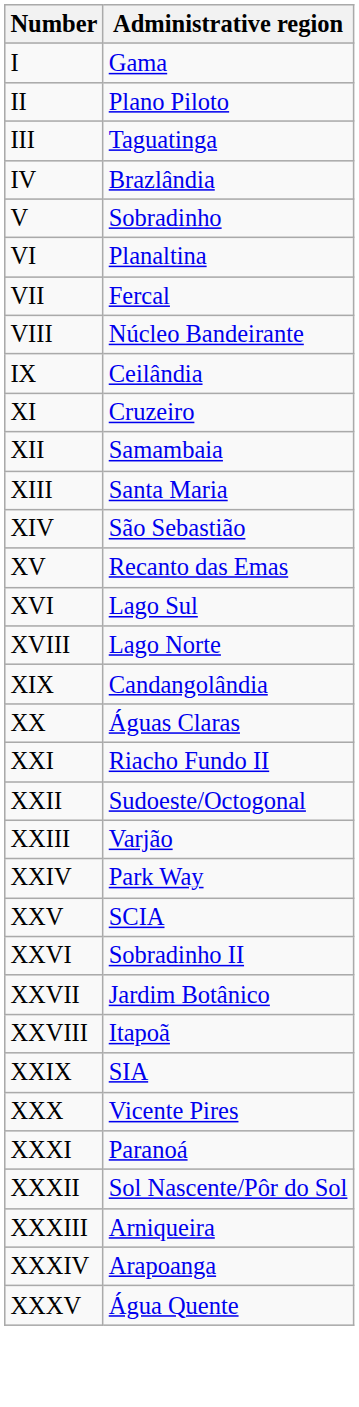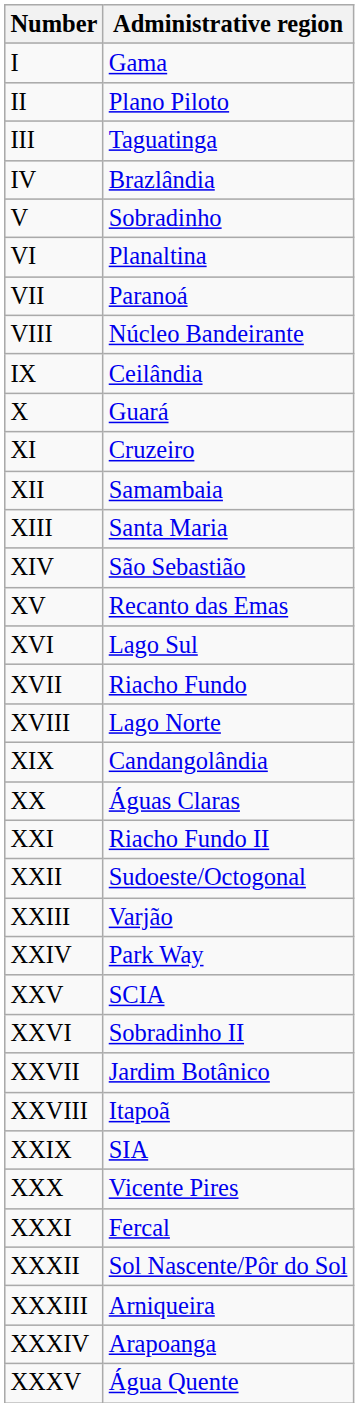(139, 295) Fercal -> (148, 295) Paranoá
+ row: (19, 412)
+ row: (36, 683)
(148, 1149) Paranoá -> (139, 1227) Fercal
